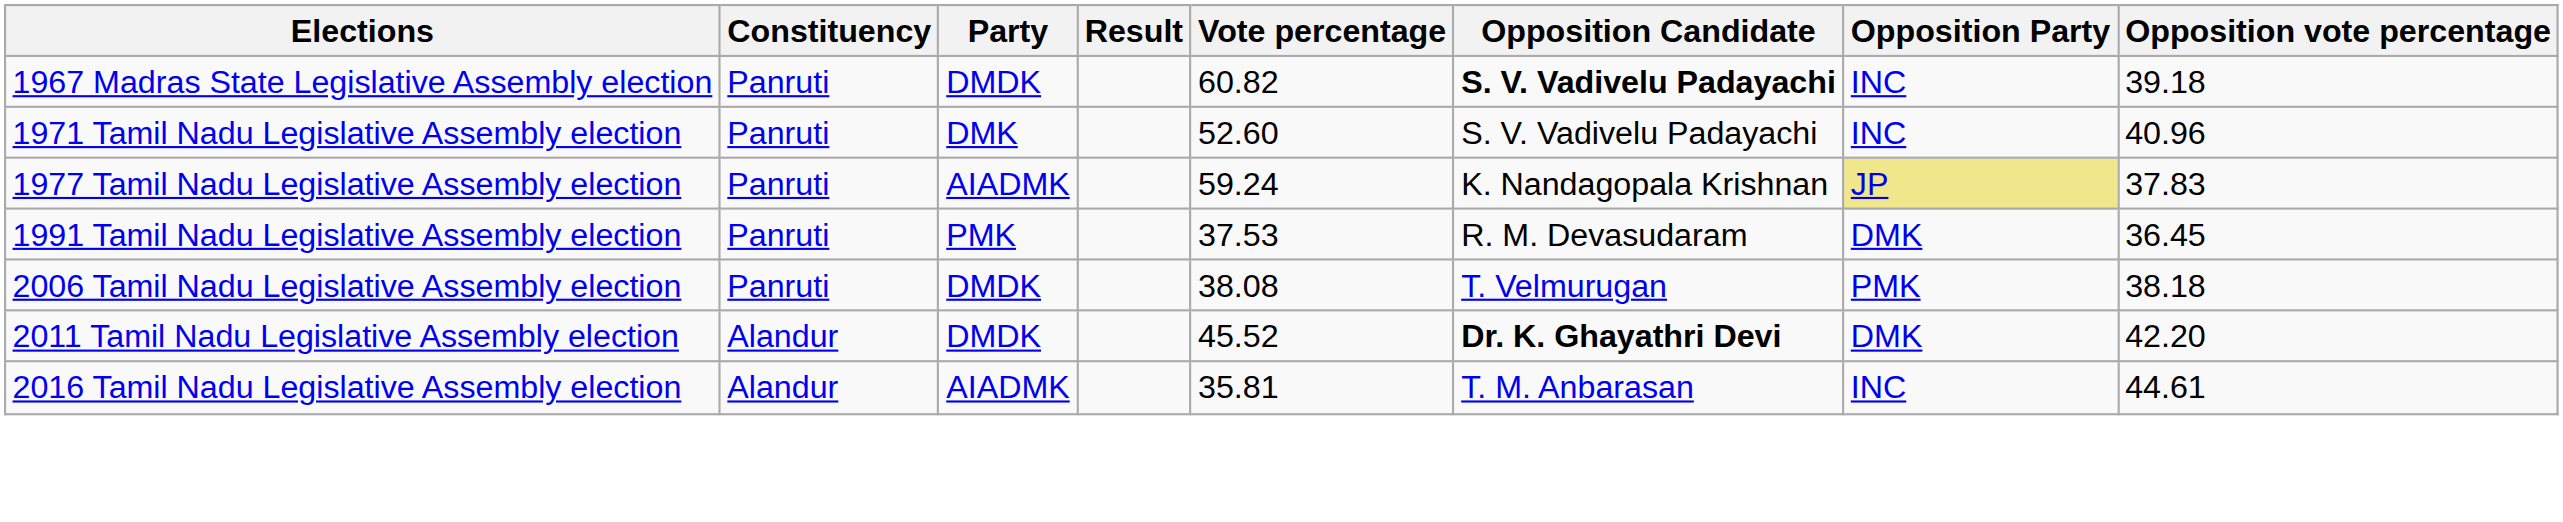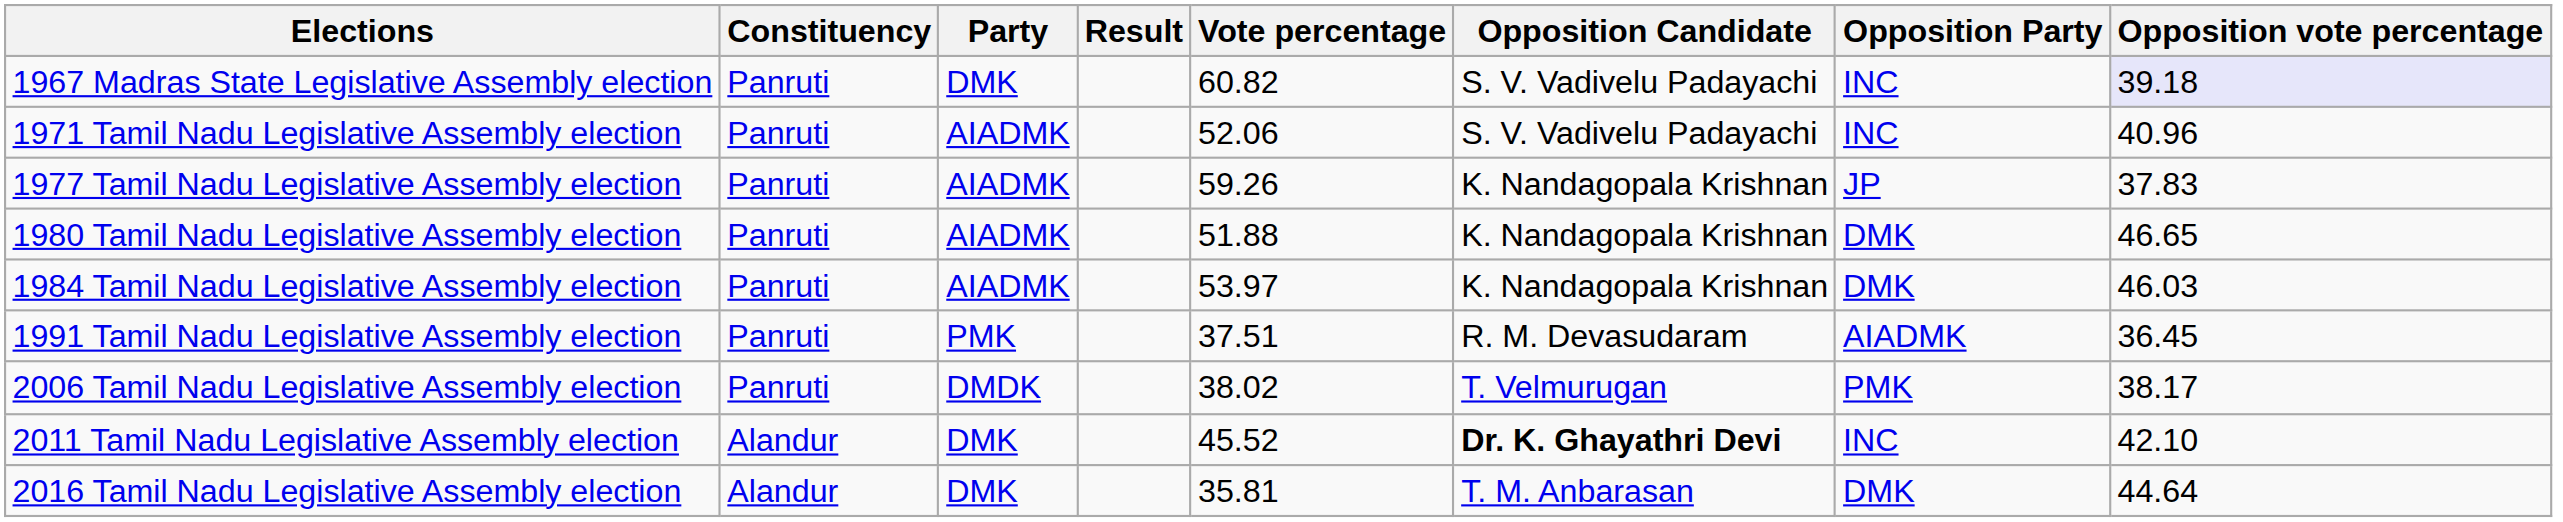(994, 82) DMDK -> (982, 82) DMK
(1649, 82) bold -> (1639, 82) normal
(2165, 82) no background -> (2158, 82) lavender background
(982, 133) DMK -> (1008, 133) AIADMK
(1238, 133) 52.60 -> (1238, 133) 52.06
(1238, 184) 59.24 -> (1238, 184) 59.26
(1870, 184) khaki background -> (1862, 184) no background
+ row: (347, 235)
+ row: (347, 286)
(1238, 235) 37.53 -> (1238, 337) 37.51
(1887, 235) DMK -> (1905, 337) AIADMK
(1238, 286) 38.08 -> (1238, 388) 38.02
(2165, 286) 38.18 -> (2158, 388) 38.17
(994, 337) DMDK -> (982, 439) DMK
(1887, 337) DMK -> (1871, 439) INC
(2165, 337) 42.20 -> (2158, 439) 42.10
(1008, 388) AIADMK -> (982, 490) DMK
(1879, 388) INC -> (1879, 490) DMK
(2165, 388) 44.61 -> (2158, 490) 44.64
